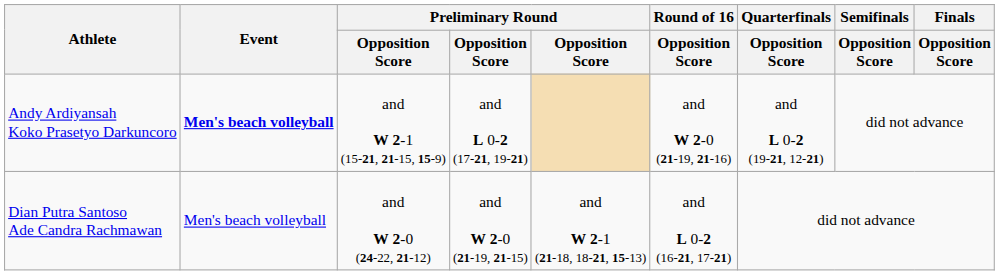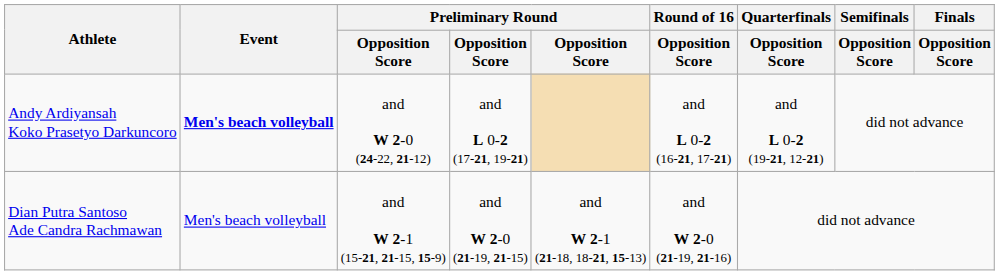(393, 132) and W 2-1 (15-21, 21-15, 15-9) -> (393, 132) and W 2-0 (24-22, 21-12)
(694, 132) and W 2-0 (21-19, 21-16) -> (694, 132) and L 0-2 (16-21, 17-21)
(393, 230) and W 2-0 (24-22, 21-12) -> (393, 230) and W 2-1 (15-21, 21-15, 15-9)
(694, 230) and L 0-2 (16-21, 17-21) -> (694, 230) and W 2-0 (21-19, 21-16)
